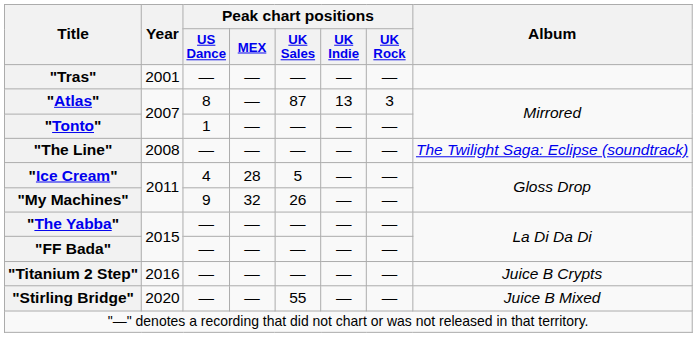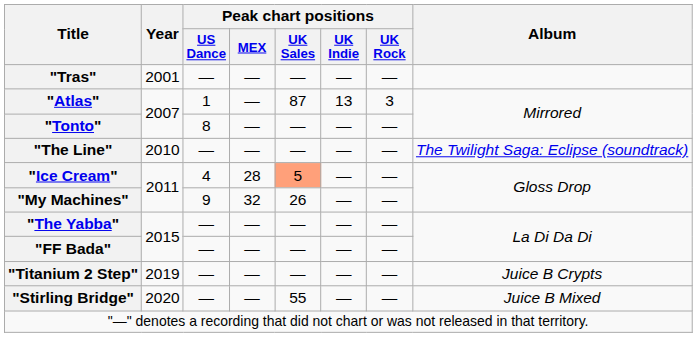(206, 101) 8 -> (206, 101) 1
(206, 125) 1 -> (206, 125) 8
(162, 150) 2008 -> (162, 150) 2010
(298, 175) no background -> (298, 175) lightsalmon background
(162, 273) 2016 -> (162, 273) 2019
